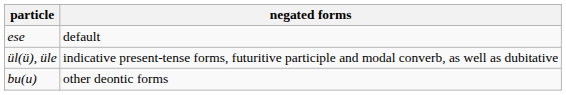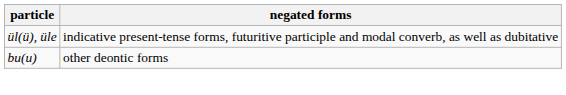- row: (16, 36)
